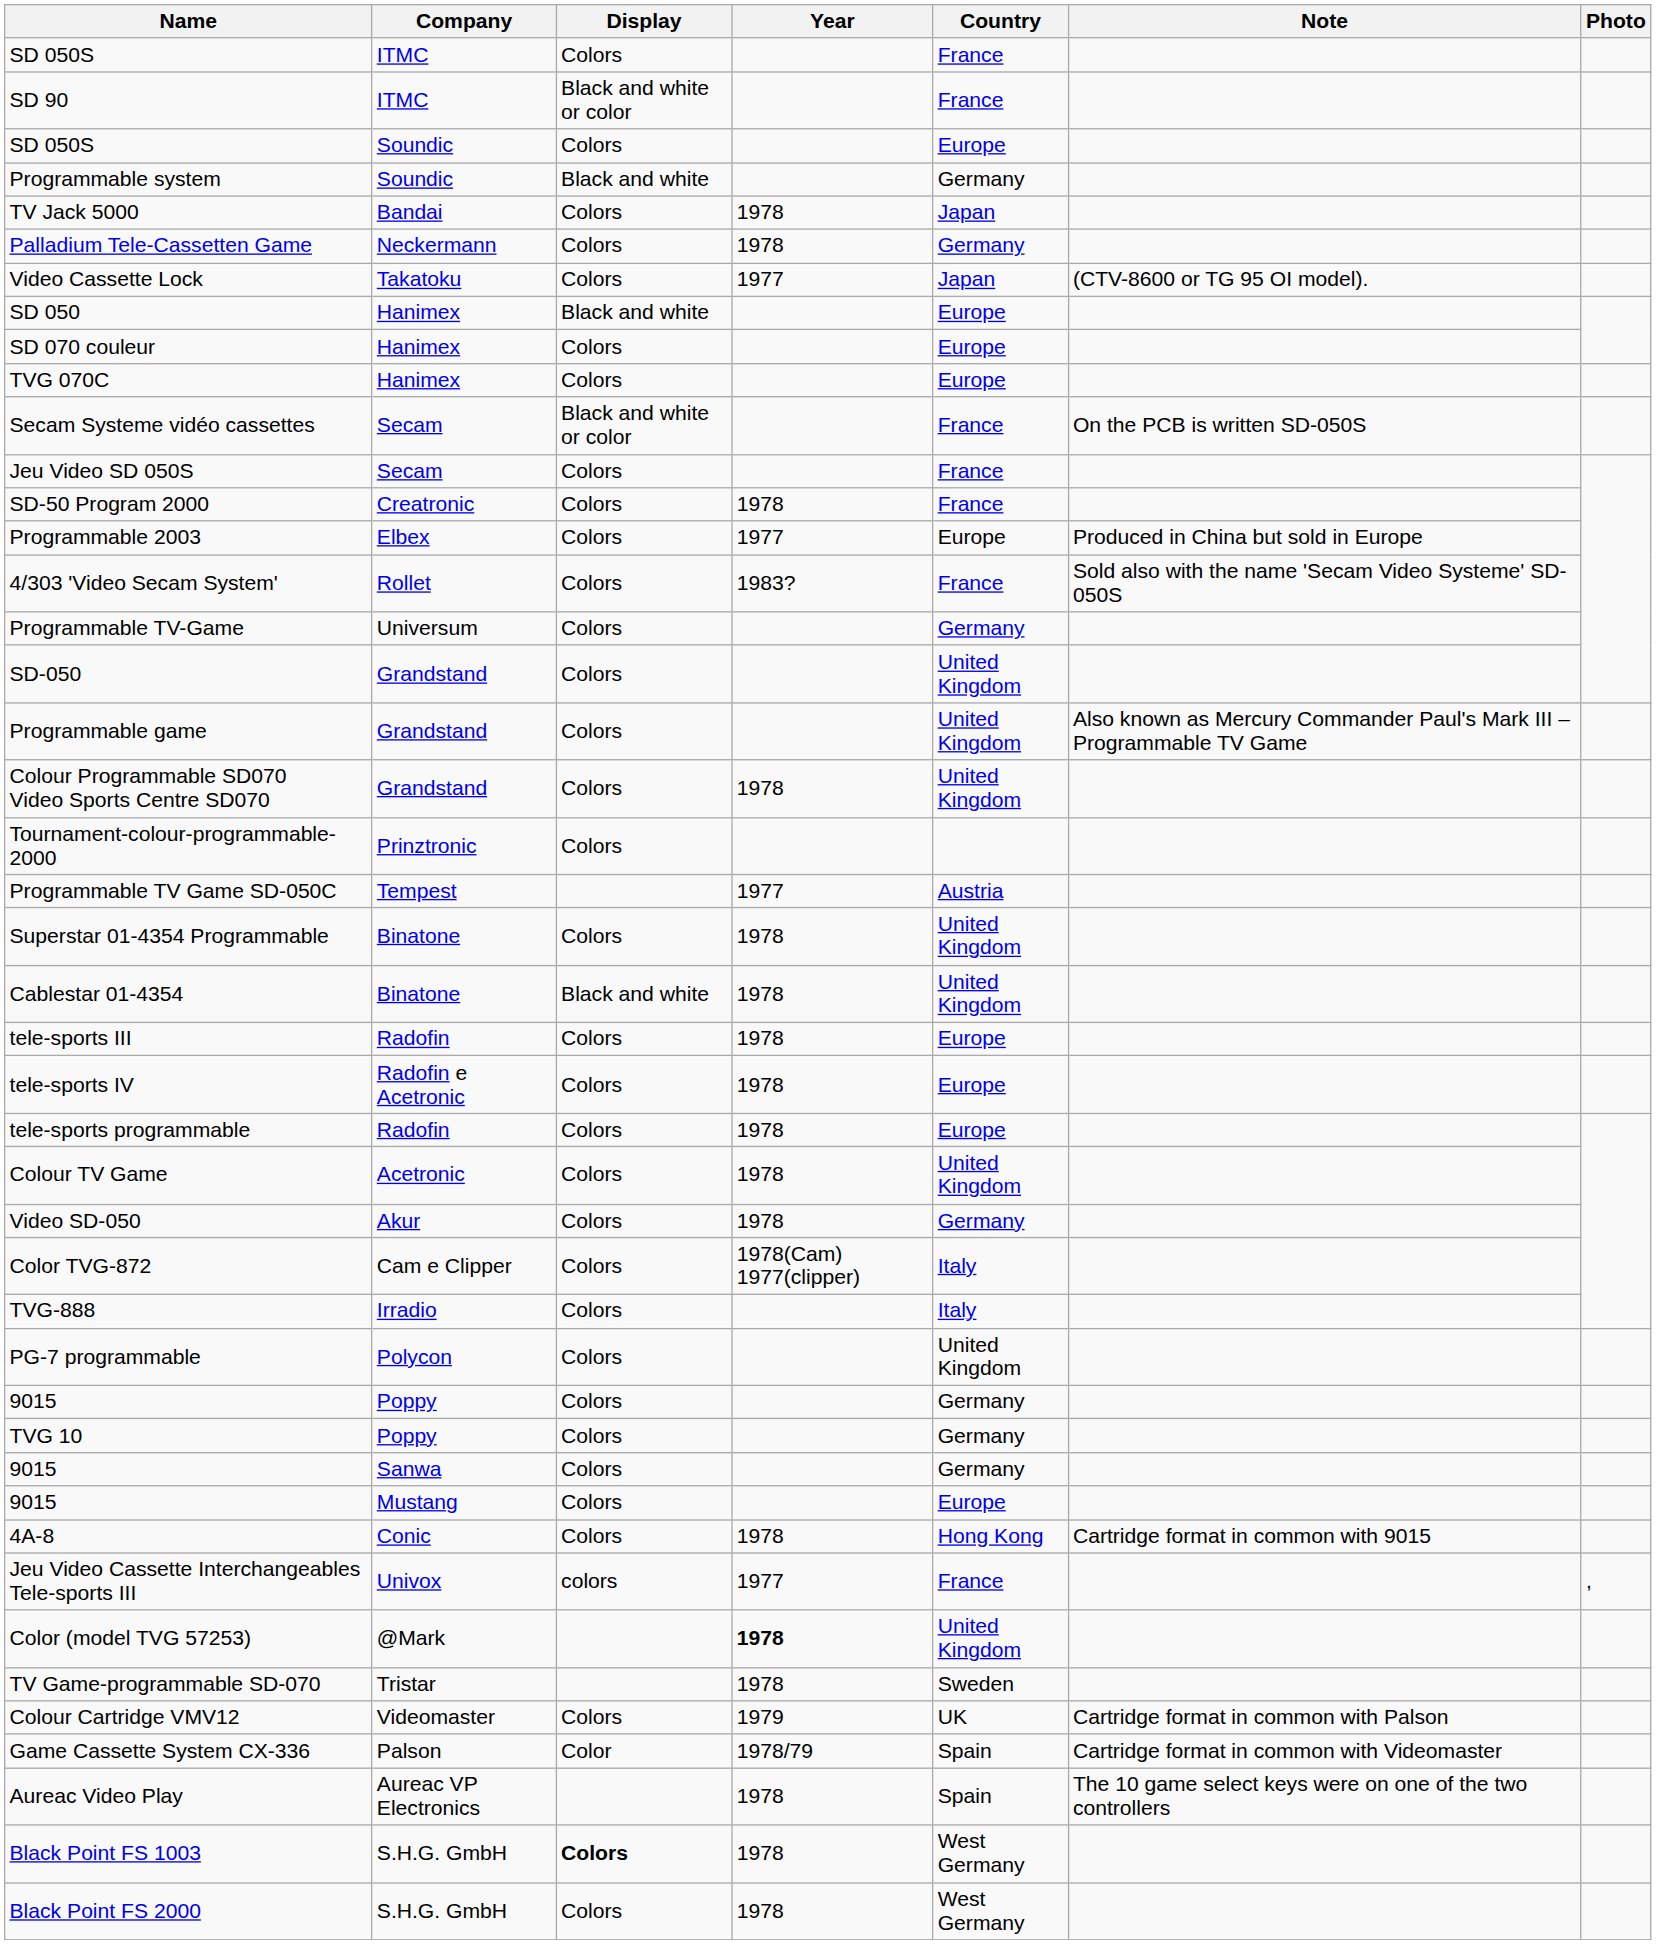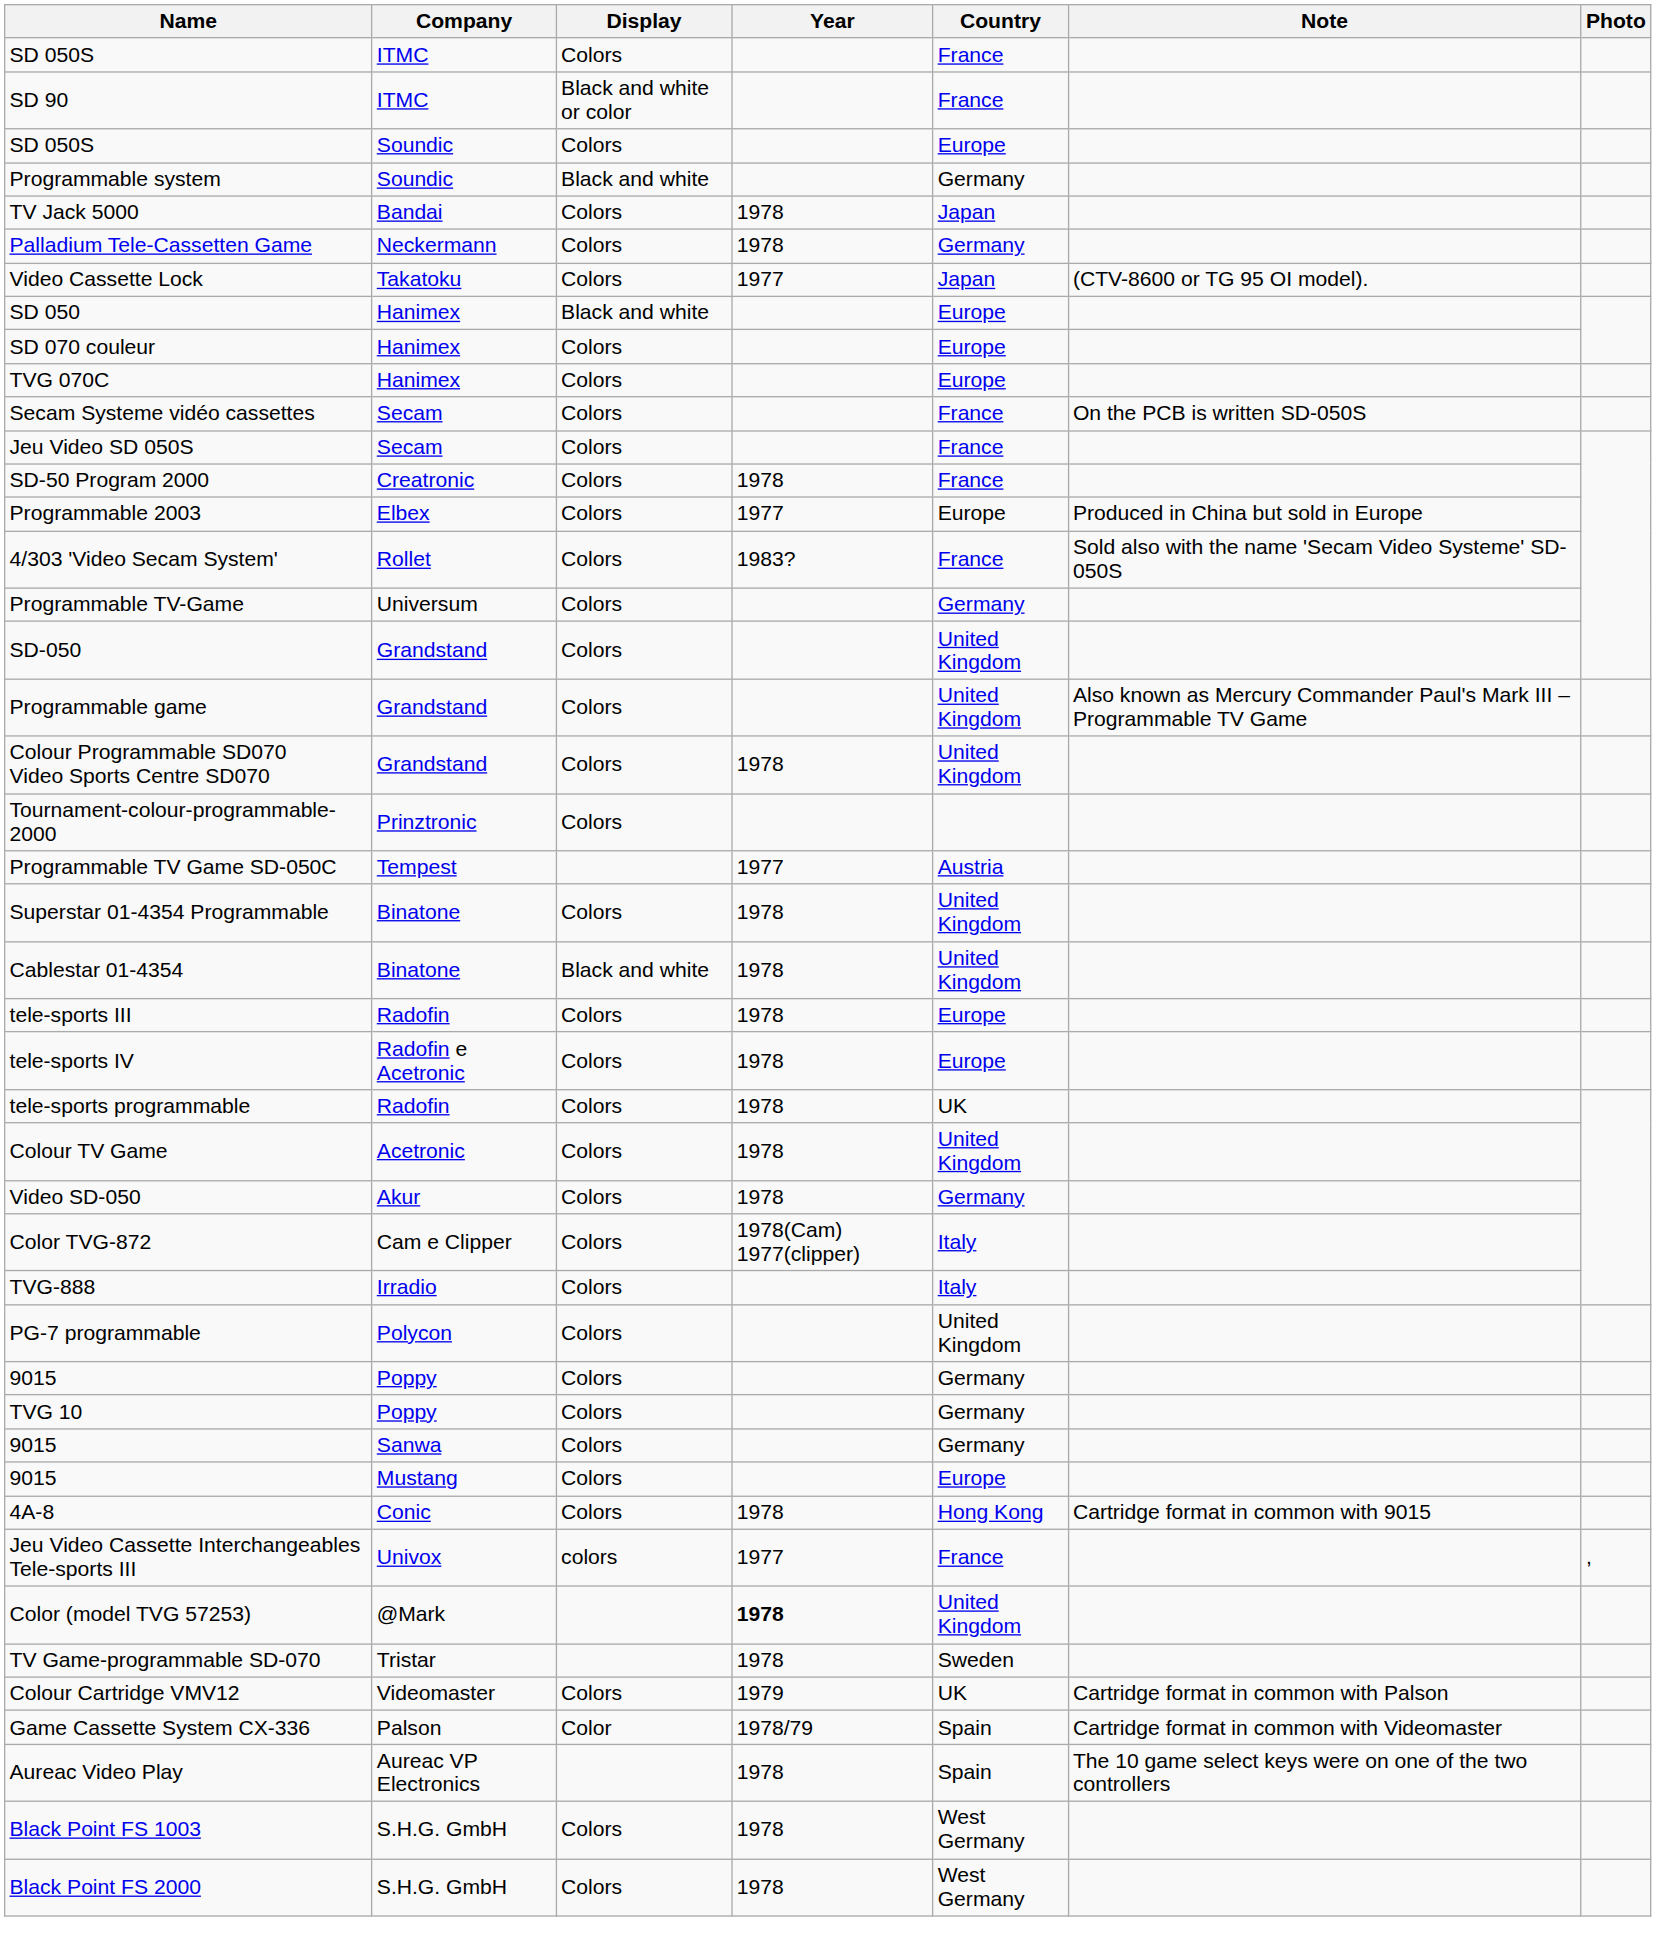(635, 425) Black and white or color -> (592, 413) Colors
(972, 1129) Europe -> (952, 1105) UK
(595, 1853) bold -> (592, 1829) normal
